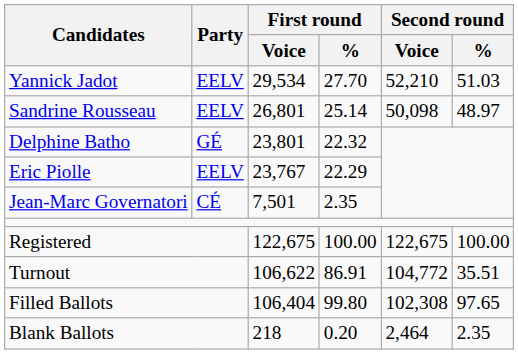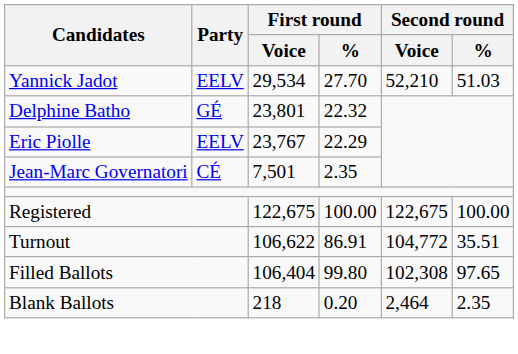- row: (82, 111)
